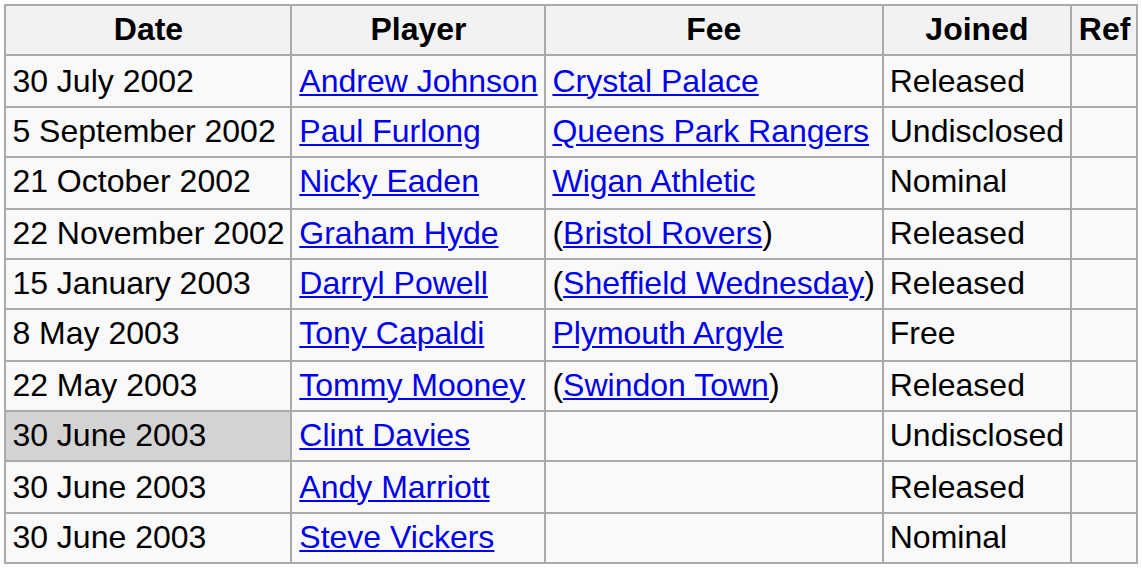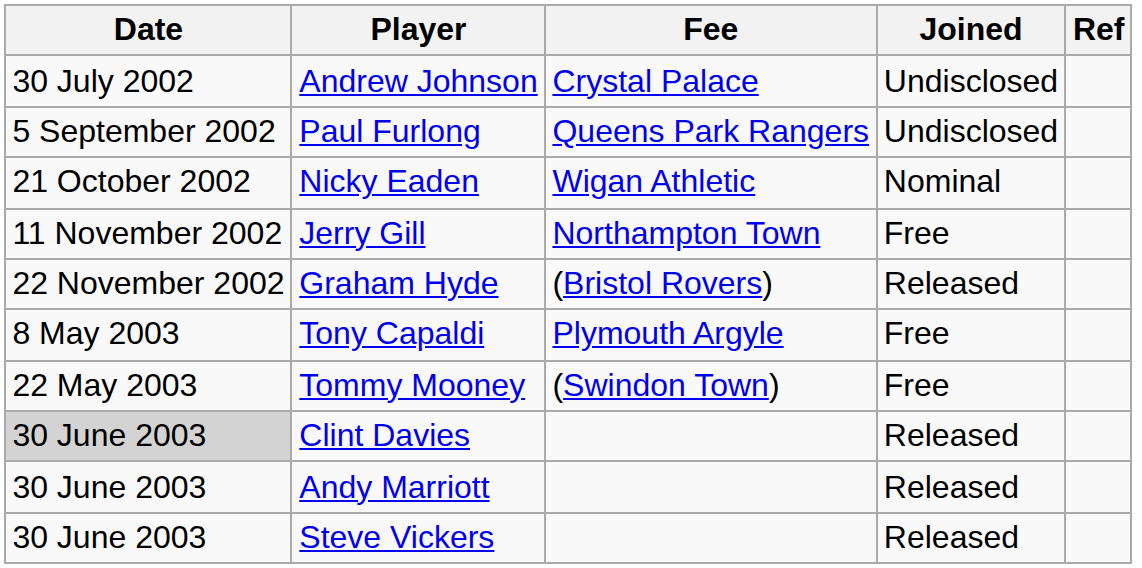(957, 80) Released -> (971, 80) Undisclosed
+ row: (362, 232)
- row: (394, 283)
(957, 385) Released -> (917, 385) Free
(977, 435) Undisclosed -> (951, 435) Released
(948, 537) Nominal -> (951, 537) Released
